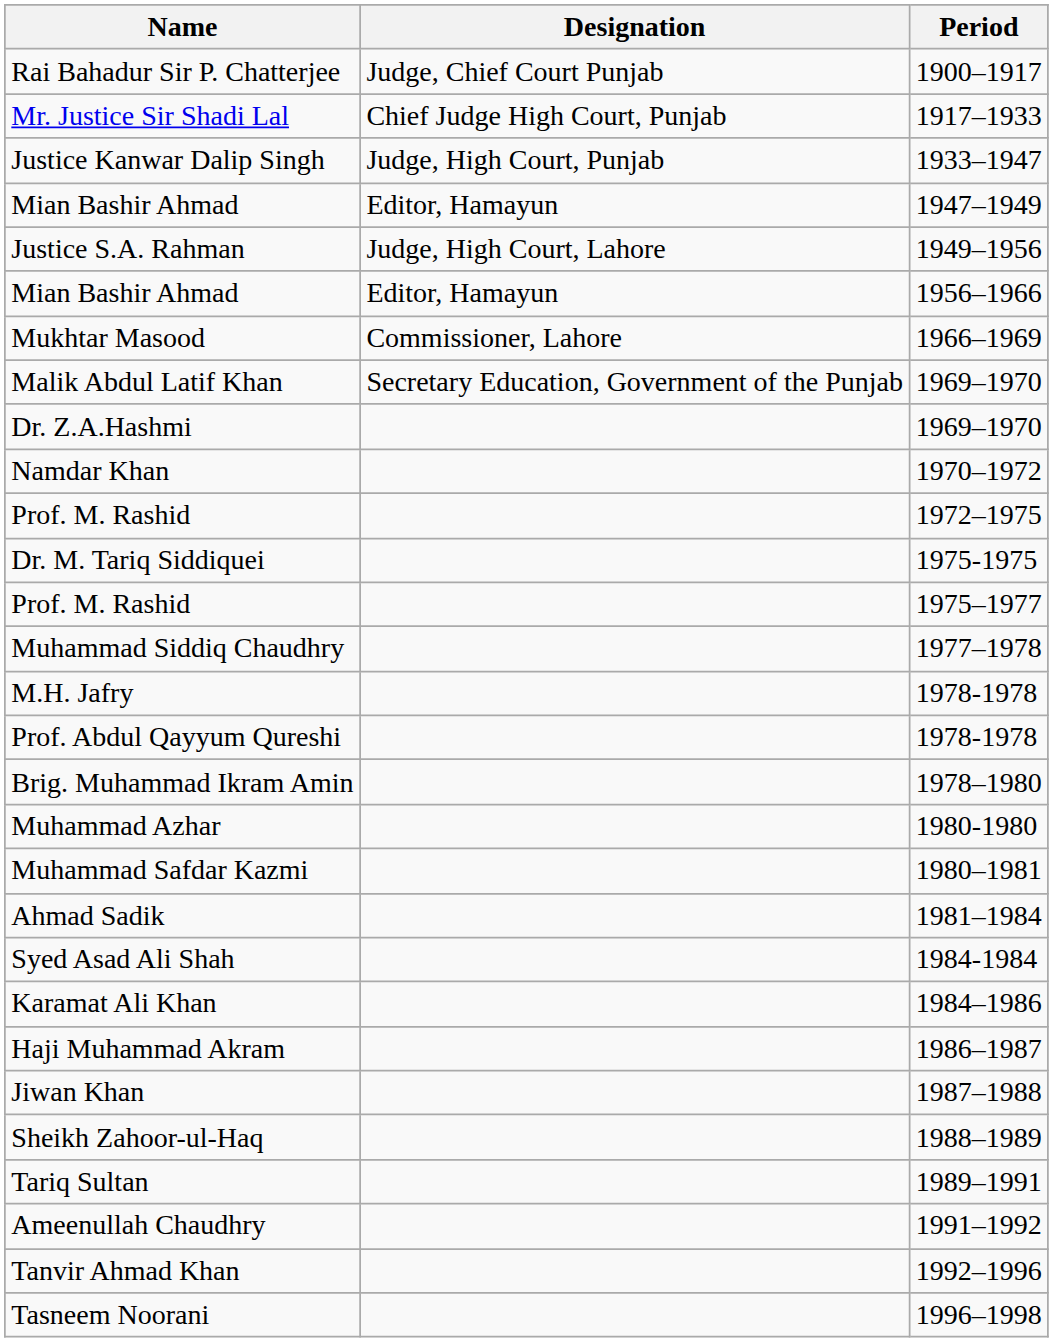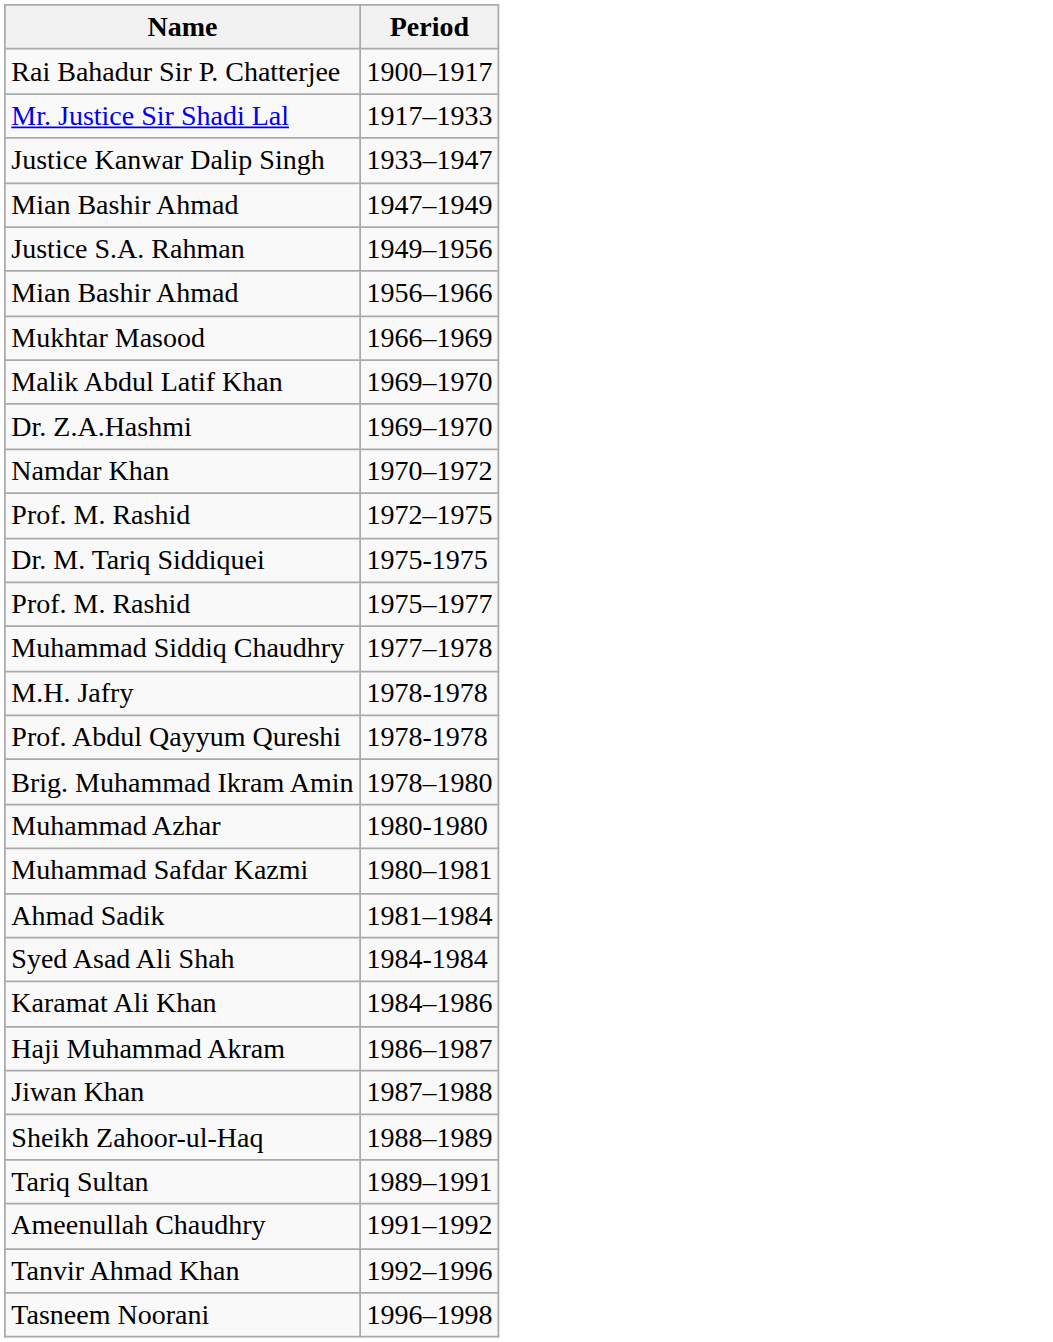- column: (635, 26)
